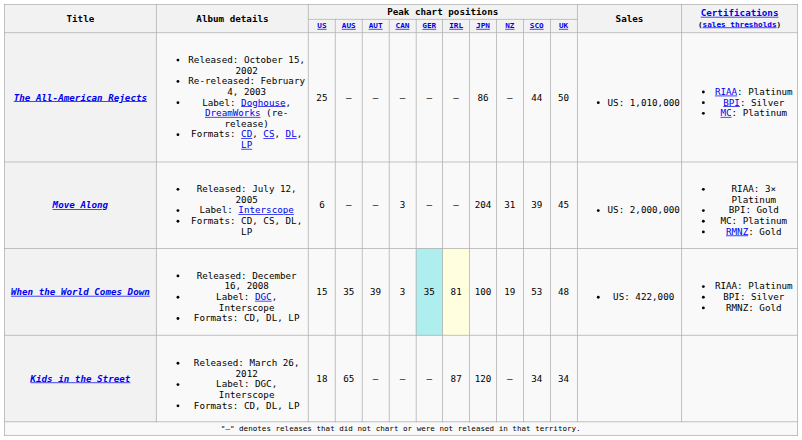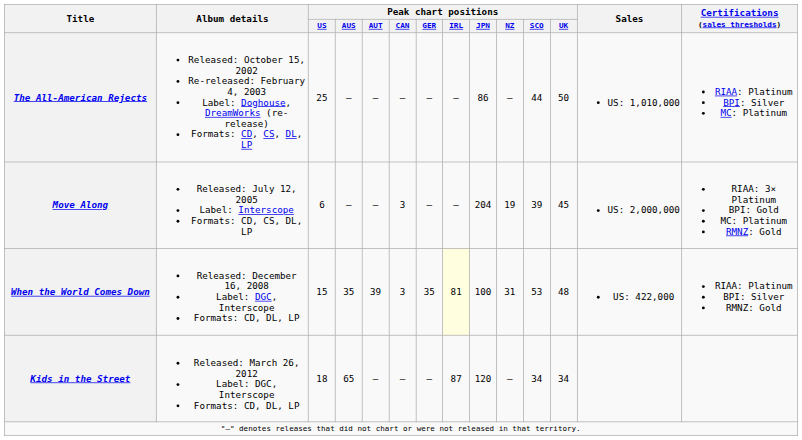(510, 205) 31 -> (510, 205) 19
(429, 292) paleturquoise background -> (429, 292) no background
(510, 292) 19 -> (510, 292) 31
